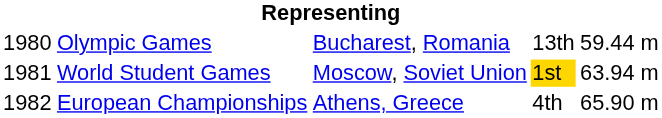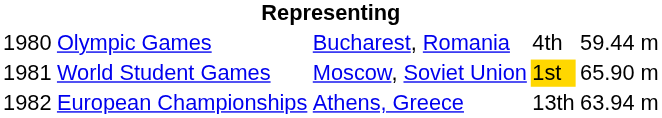(553, 43) 13th -> (547, 43) 4th
(619, 72) 63.94 m -> (619, 72) 65.90 m
(547, 102) 4th -> (553, 102) 13th
(619, 102) 65.90 m -> (619, 102) 63.94 m
